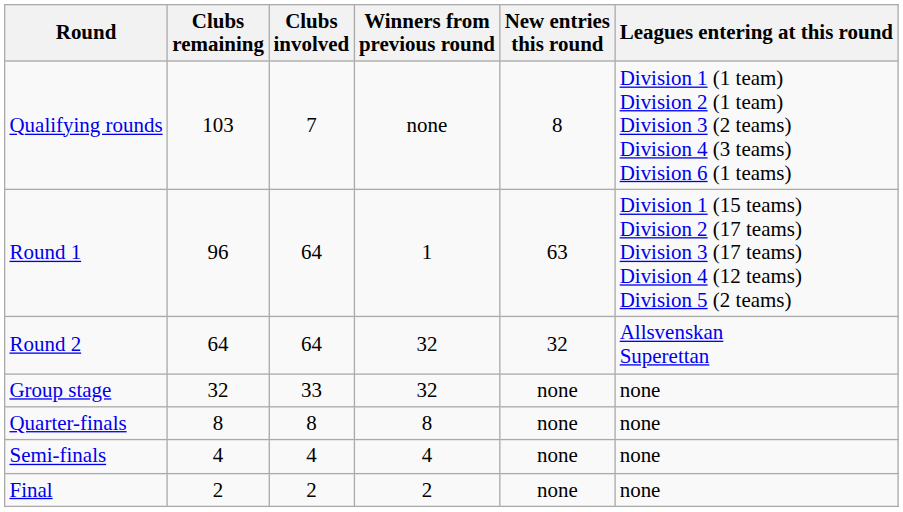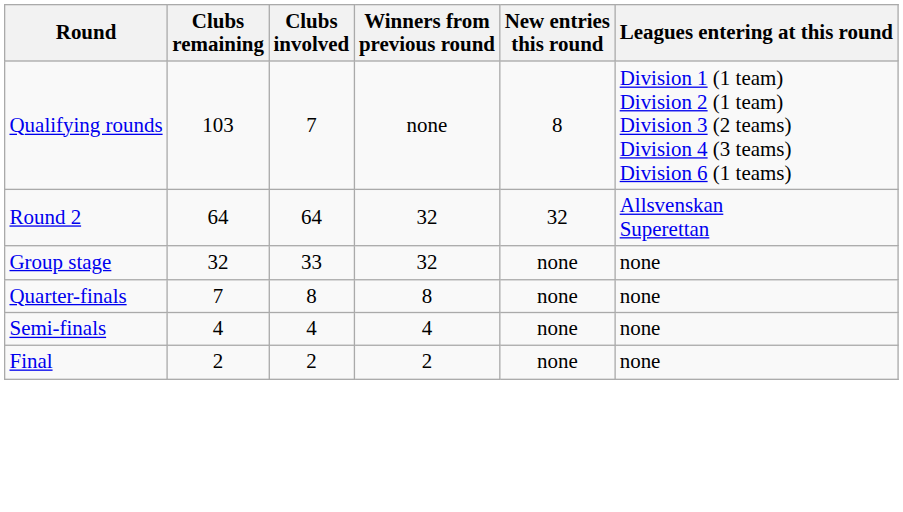- row: (45, 252)
(218, 423) 8 -> (218, 295) 7
